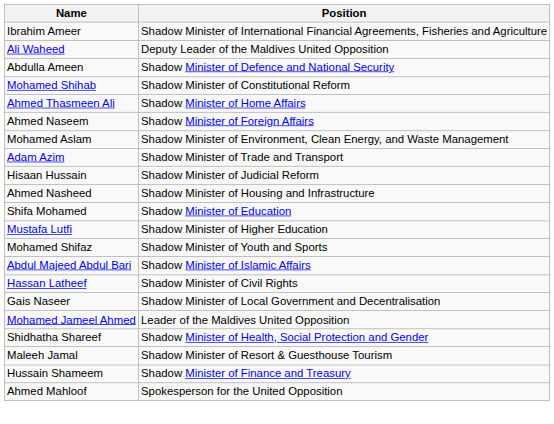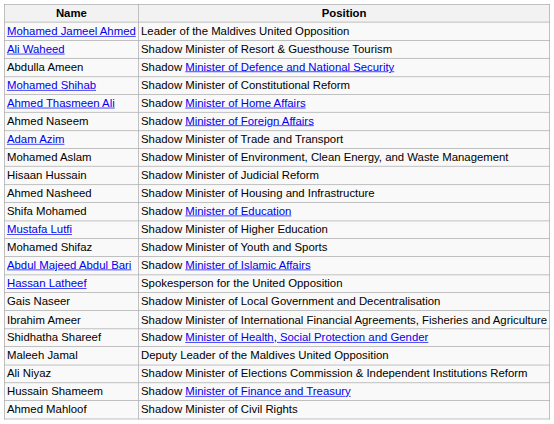rows swapped: (71, 319) <-> (44, 31)
(265, 49) Deputy Leader of the Maldives United Opposition -> (267, 49) Shadow Minister of Resort & Guesthouse Tourism
rows swapped: (36, 157) <-> (49, 139)
(219, 283) Shadow Minister of Civil Rights -> (242, 283) Spokesperson for the United Opposition
(267, 355) Shadow Minister of Resort & Guesthouse Tourism -> (265, 355) Deputy Leader of the Maldives United Opposition
+ row: (29, 373)
(242, 391) Spokesperson for the United Opposition -> (219, 409) Shadow Minister of Civil Rights
